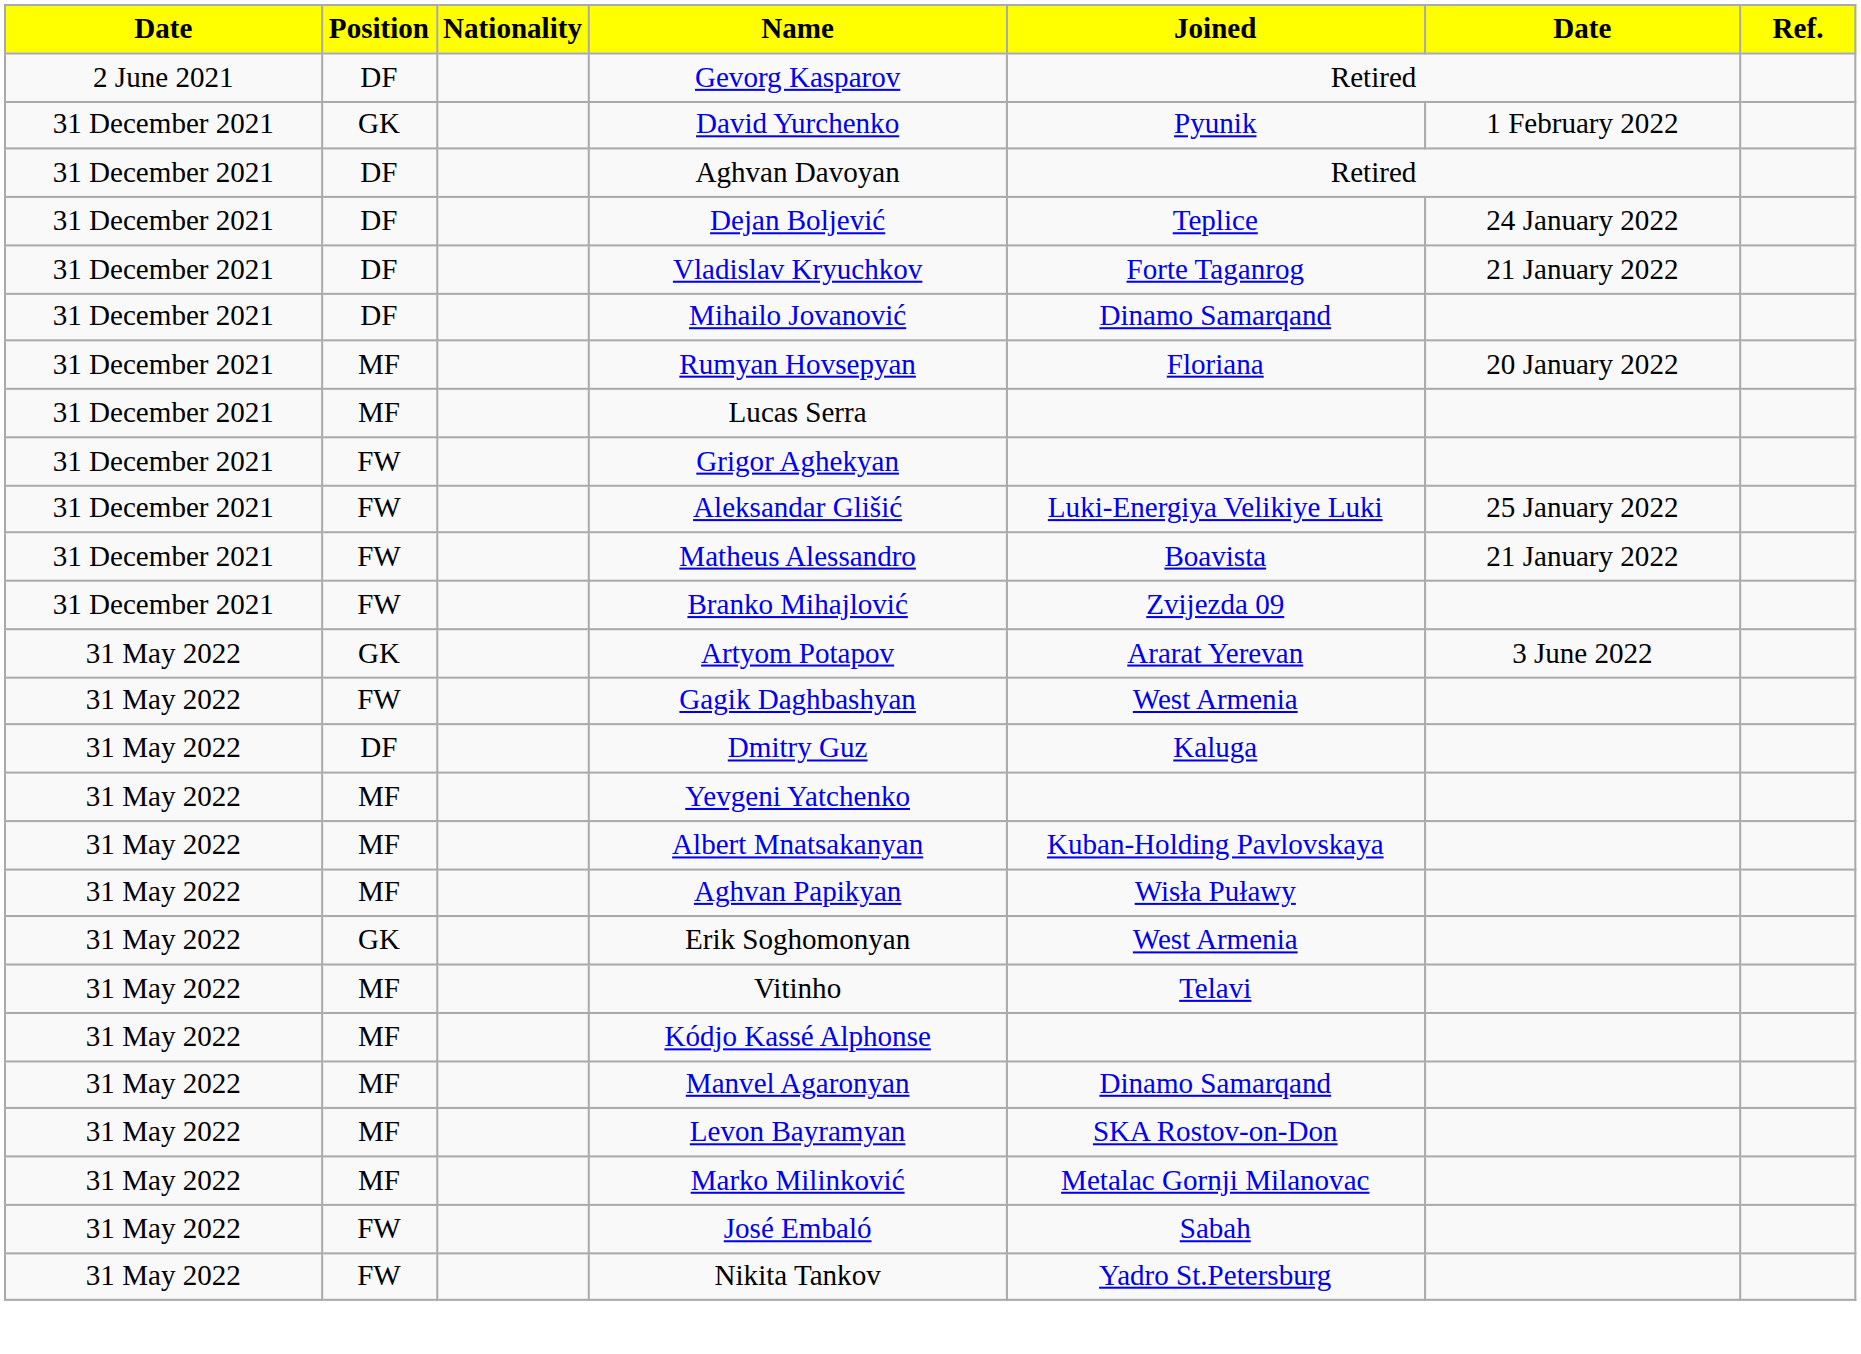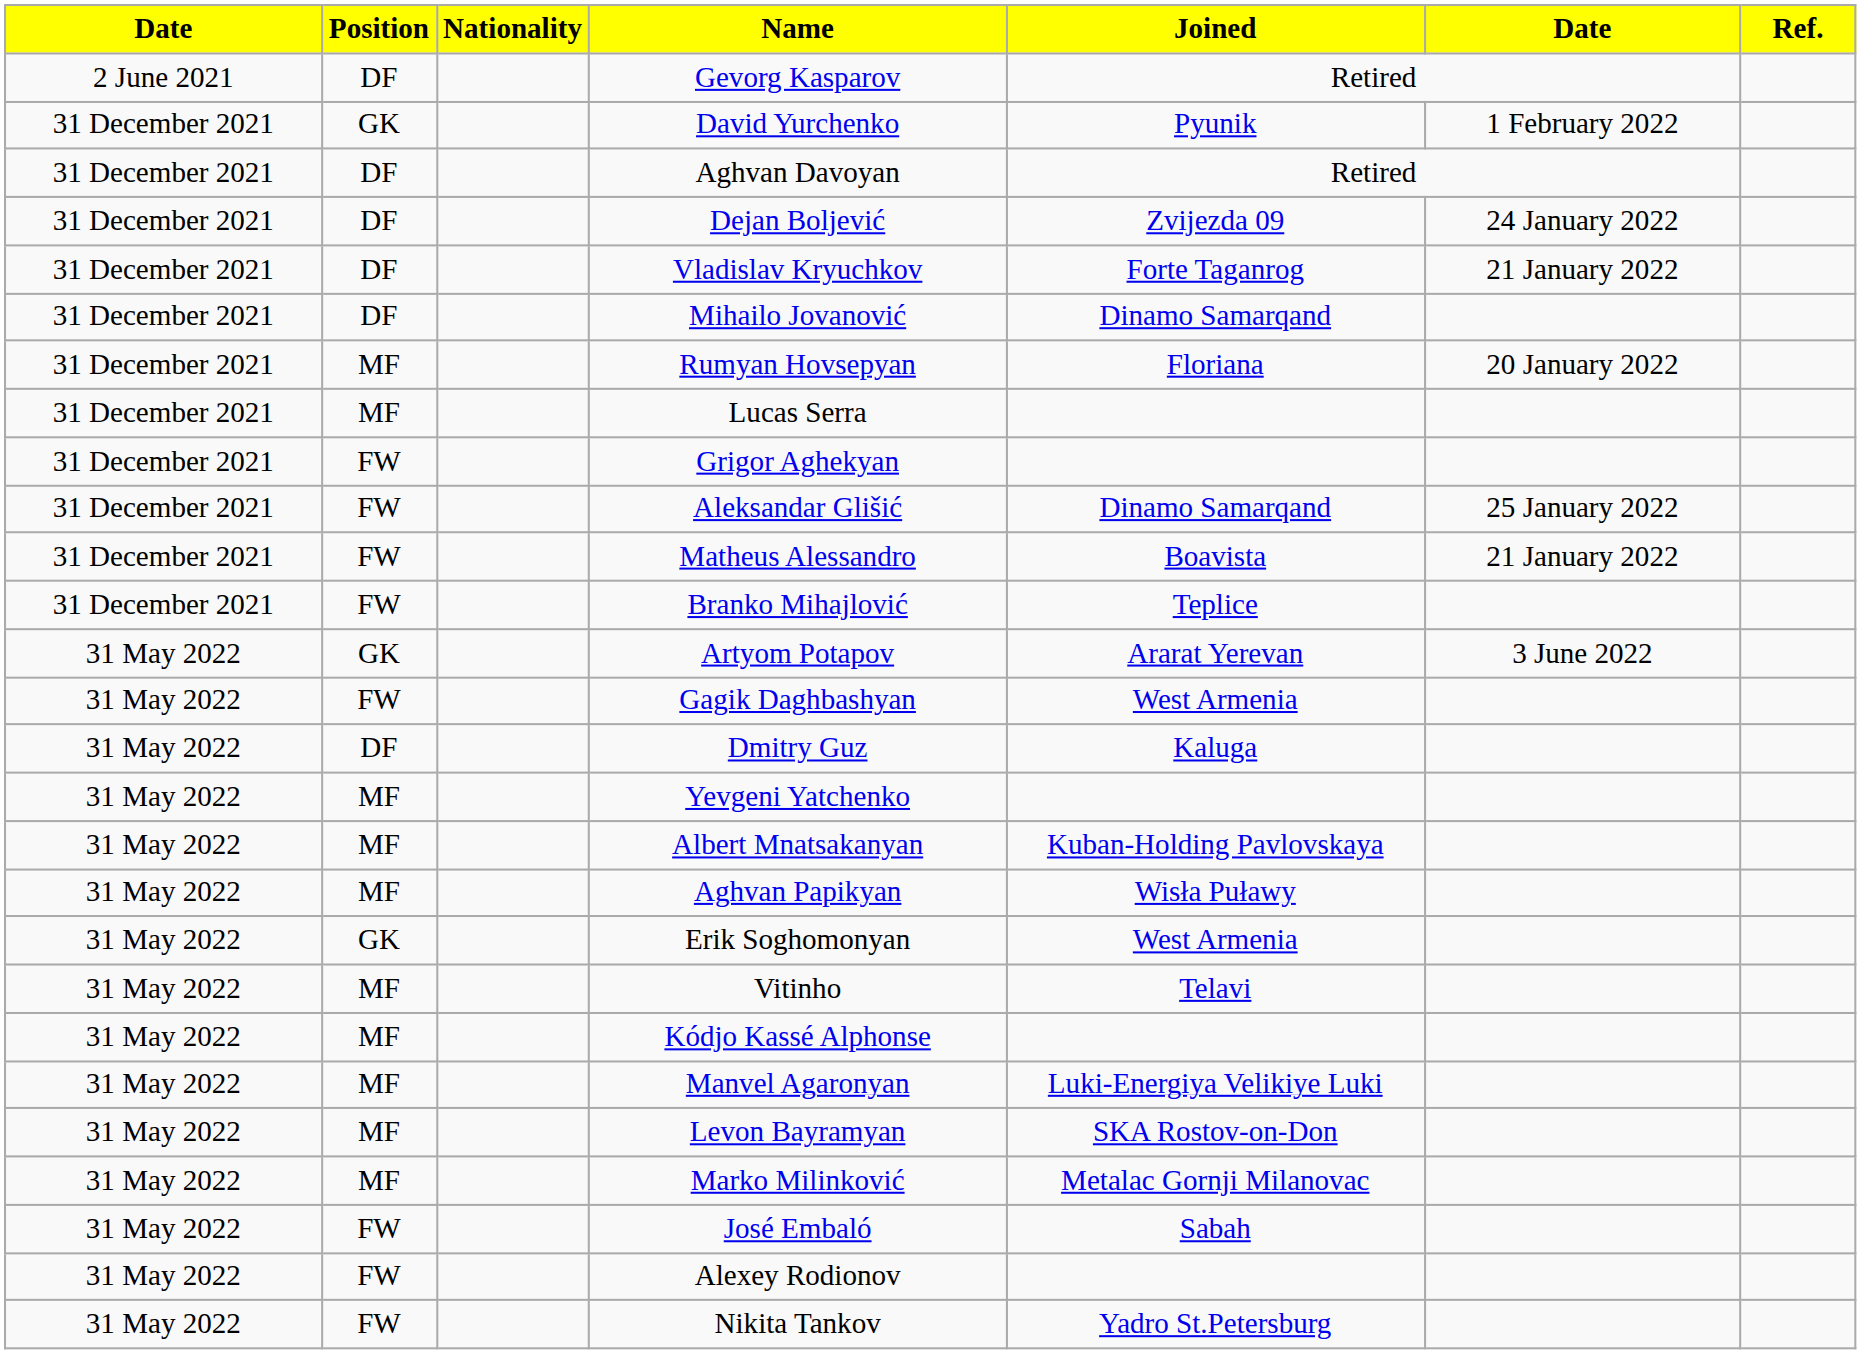(1215, 220) Teplice -> (1215, 220) Zvijezda 09
(1215, 508) Luki-Energiya Velikiye Luki -> (1215, 508) Dinamo Samarqand
(1215, 604) Zvijezda 09 -> (1215, 604) Teplice
(1215, 1084) Dinamo Samarqand -> (1215, 1084) Luki-Energiya Velikiye Luki
+ row: (798, 1276)
